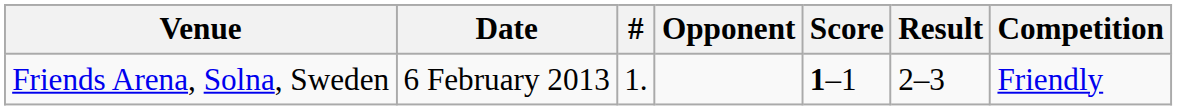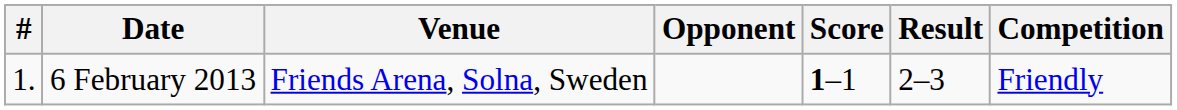columns swapped: (636, 29) <-> (201, 29)
